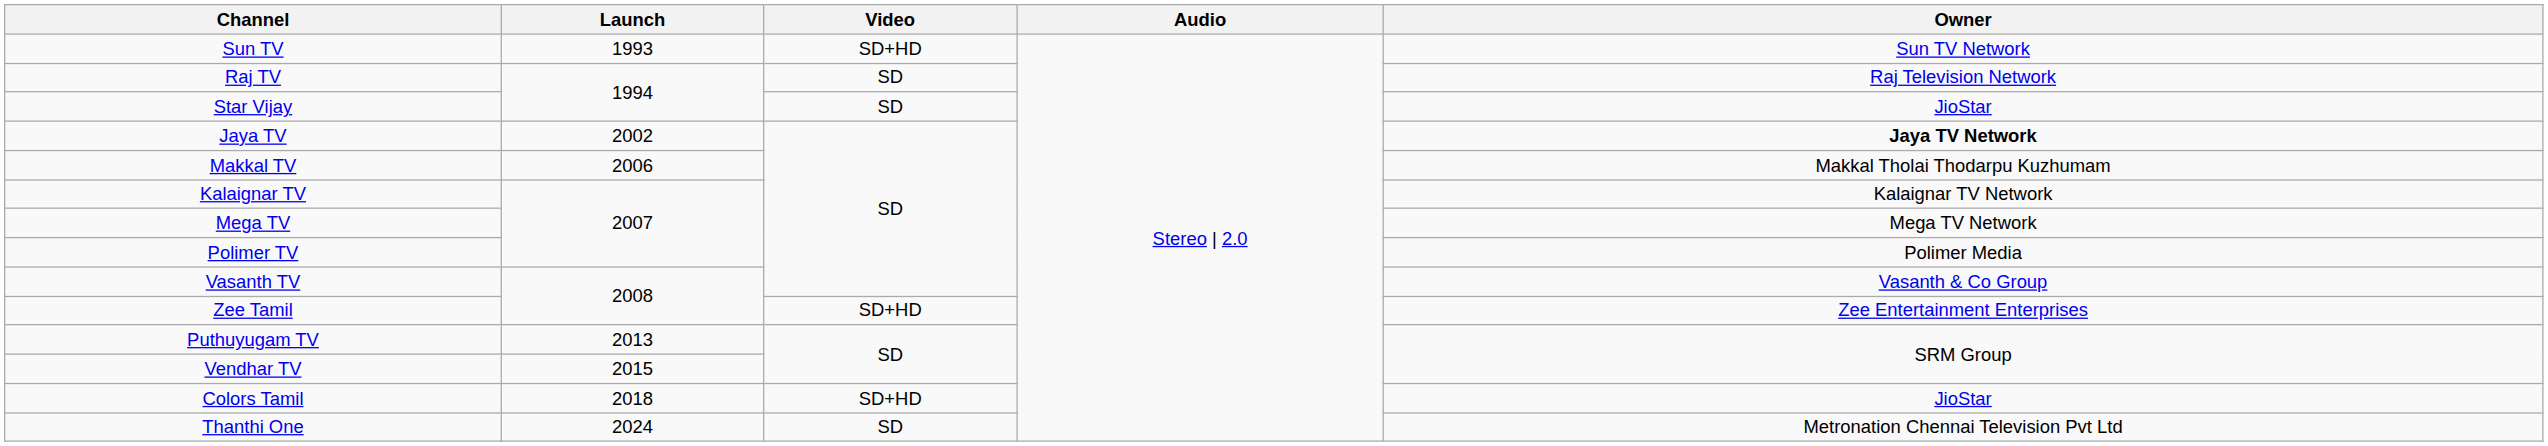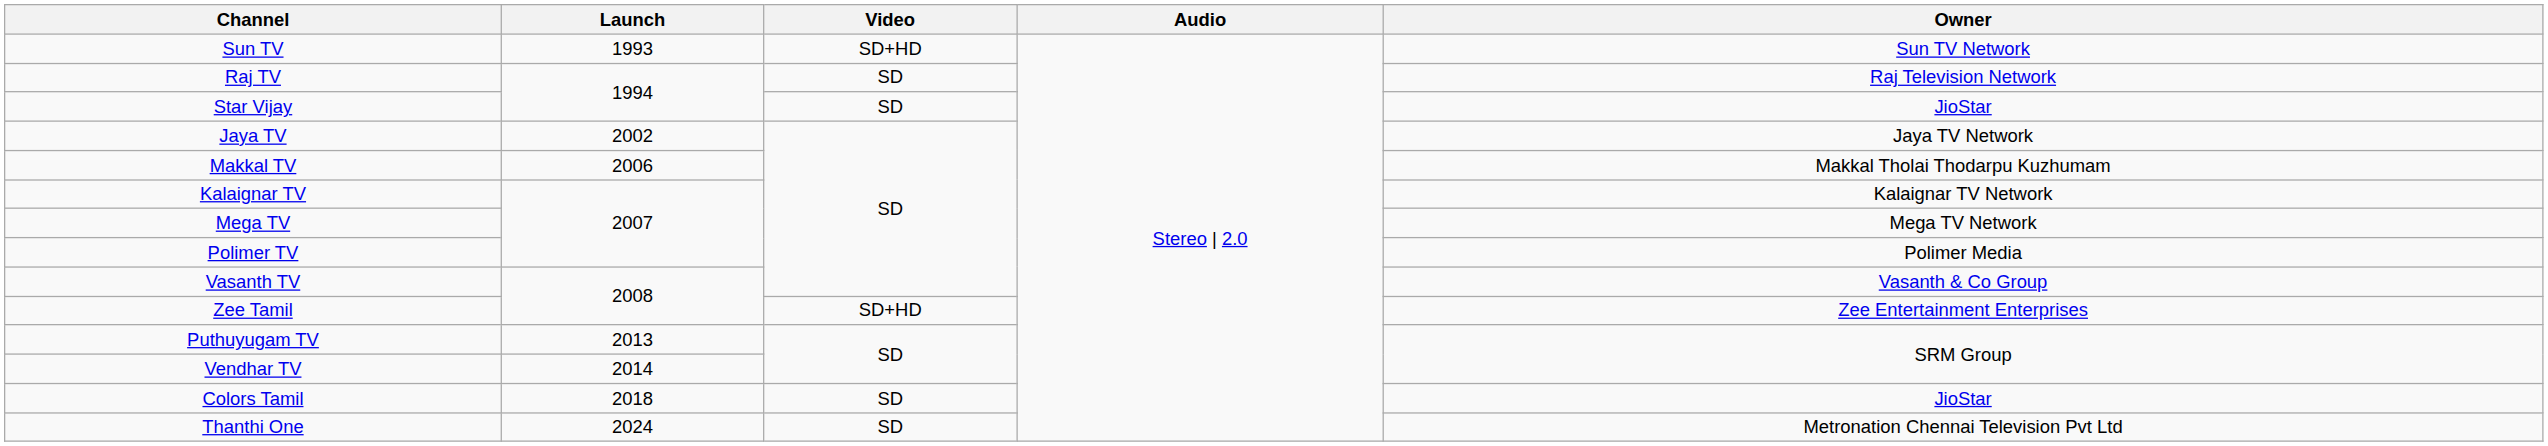(1963, 136) bold -> (1963, 136) normal
(632, 369) 2015 -> (632, 369) 2014
(890, 398) SD+HD -> (890, 398) SD
